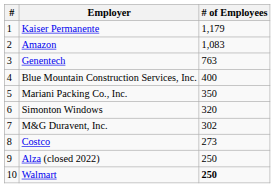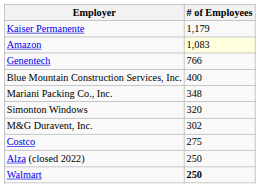- column: (12, 12)
(213, 45) no background -> (198, 45) lightyellow background
(209, 61) 763 -> (194, 61) 766
(209, 93) 350 -> (194, 93) 348
(209, 142) 273 -> (194, 142) 275
